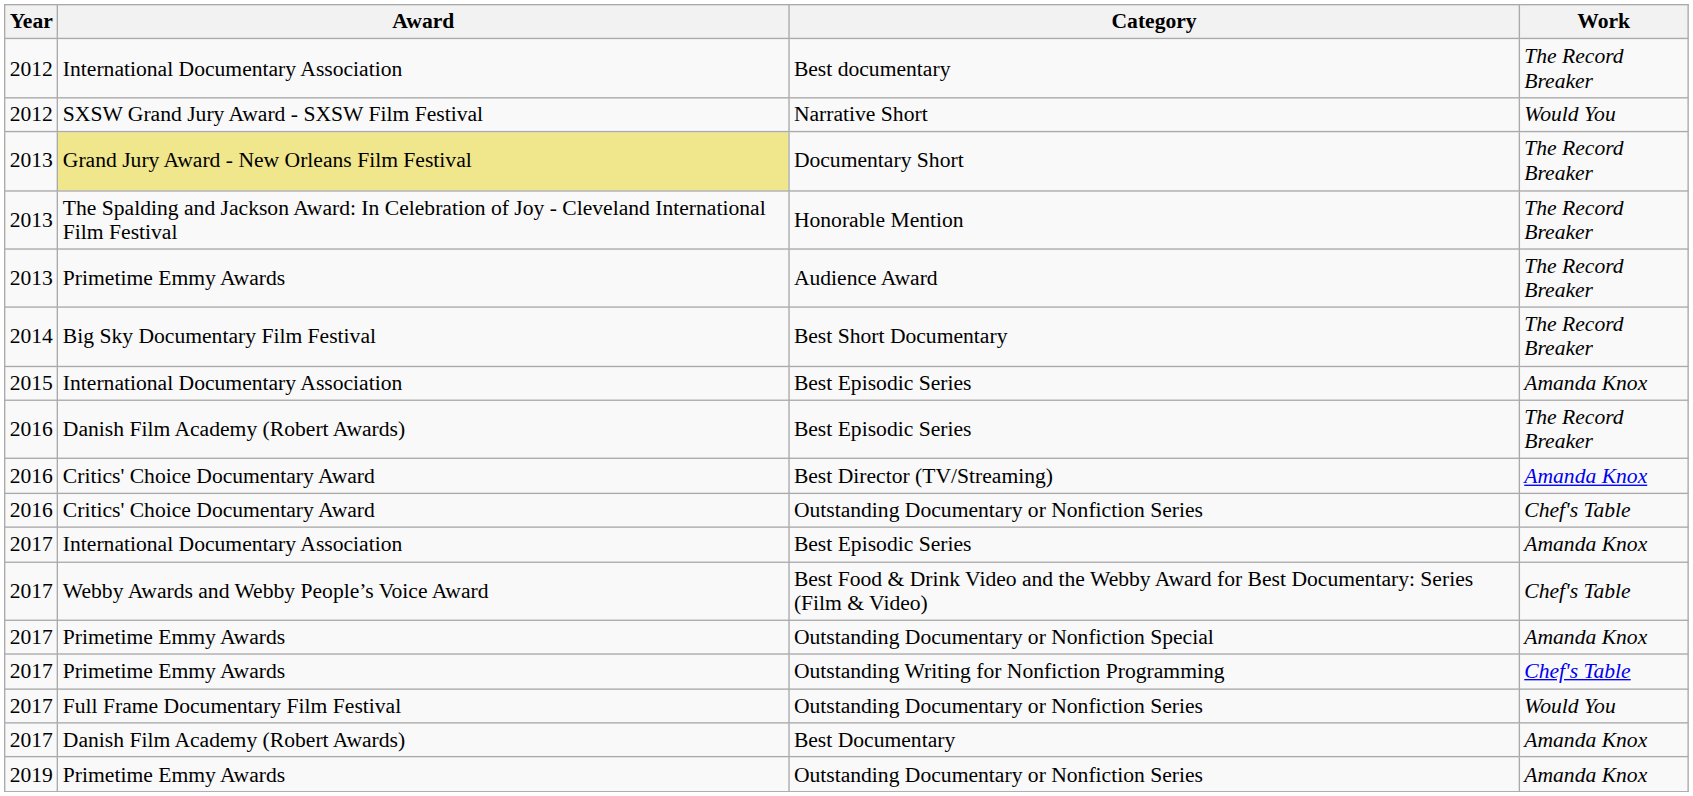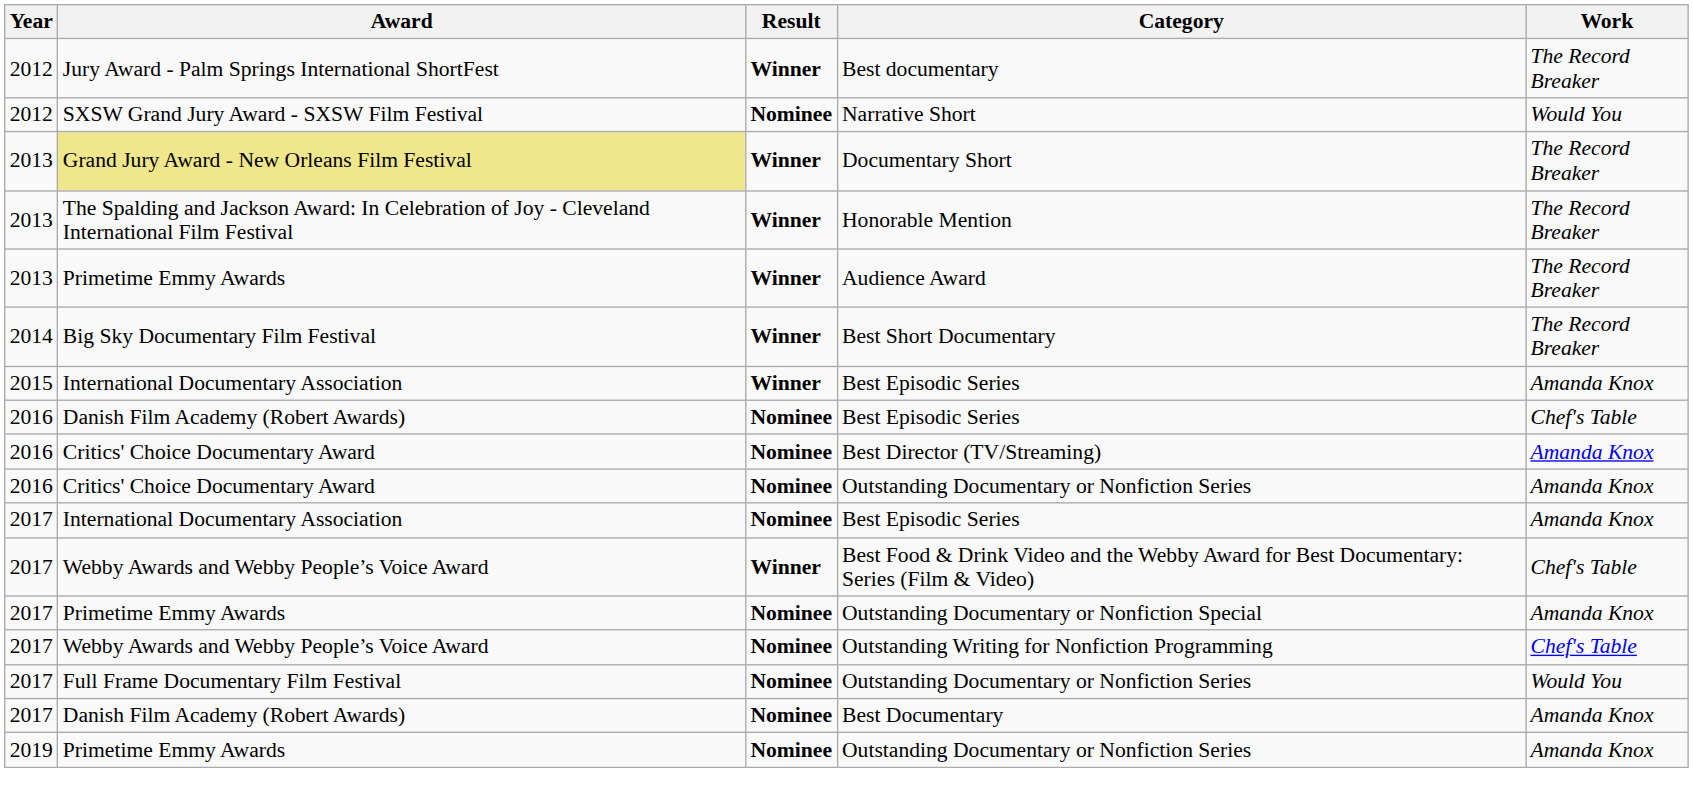+ column: (791, 21)
(233, 68) International Documentary Association -> (281, 68) Jury Award - Palm Springs International ShortFest
(1574, 429) The Record Breaker -> (1584, 417) Chef's Table
(1577, 509) Chef's Table -> (1592, 485) Amanda Knox
(174, 671) Primetime Emmy Awards -> (276, 647) Webby Awards and Webby People’s Voice Award
